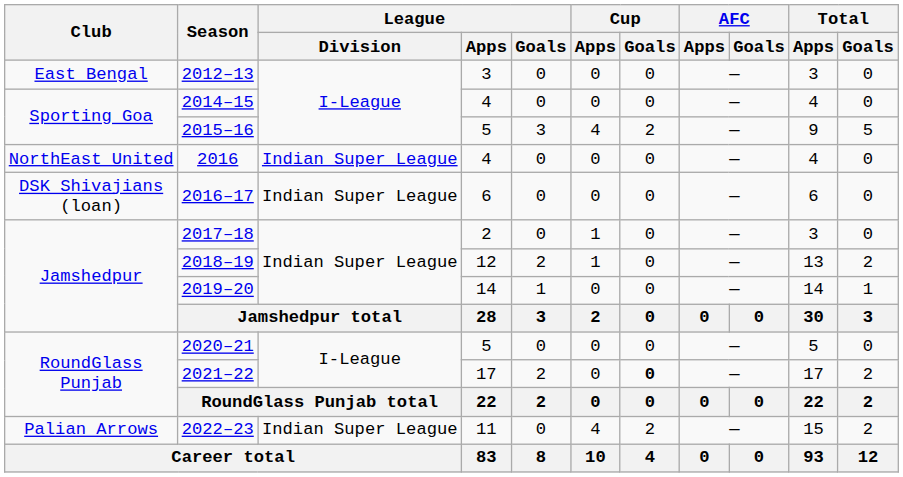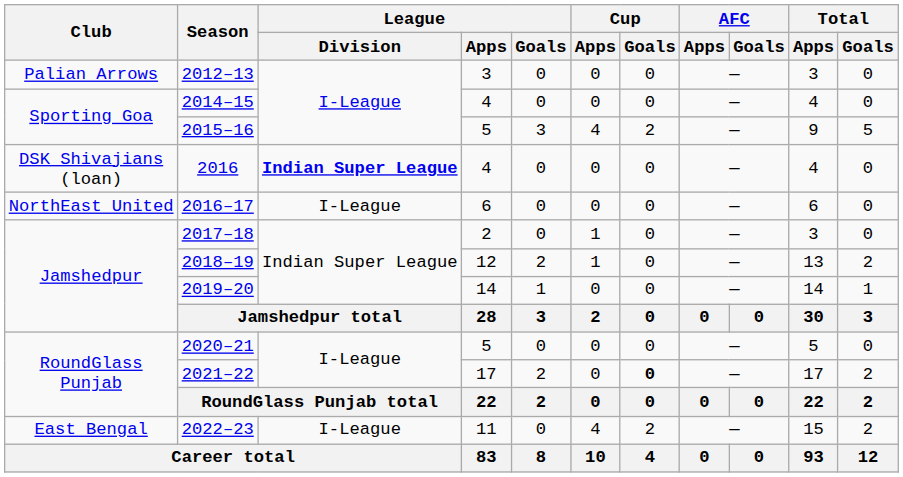(91, 75) East Bengal -> (91, 75) Palian Arrows
(91, 158) NorthEast United -> (91, 168) DSK Shivajians (loan)
(360, 158) normal -> (360, 168) bold
(91, 196) DSK Shivajians (loan) -> (91, 206) NorthEast United
(360, 196) Indian Super League -> (360, 206) I-League
(91, 430) Palian Arrows -> (91, 430) East Bengal
(360, 430) Indian Super League -> (360, 430) I-League
